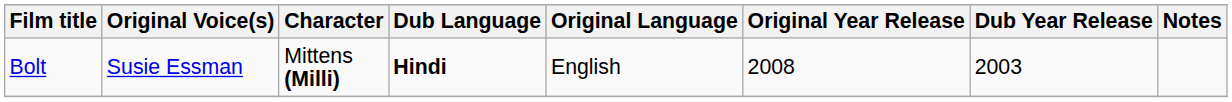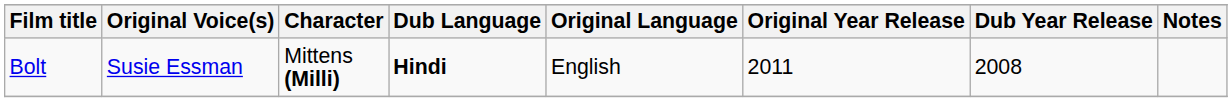(771, 67) 2008 -> (770, 67) 2011
(998, 67) 2003 -> (998, 67) 2008
